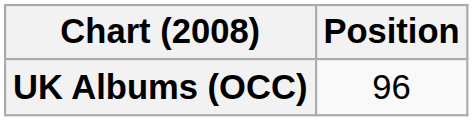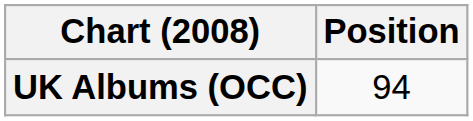(392, 86) 96 -> (392, 86) 94
